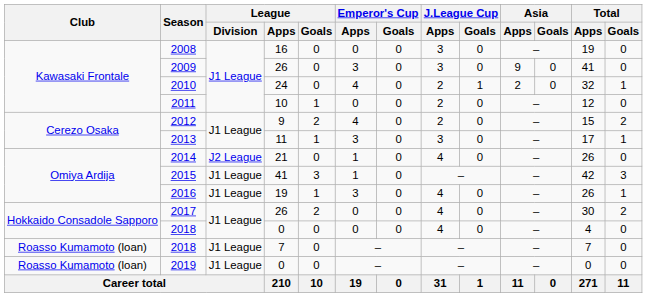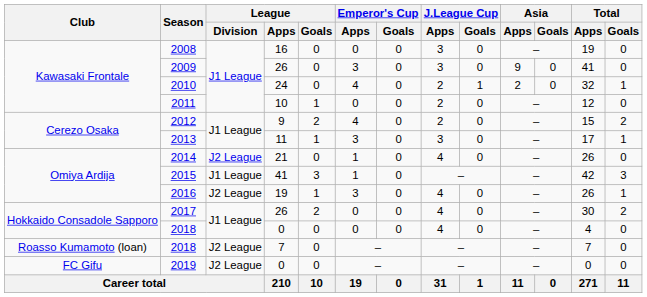(235, 193) J1 League -> (235, 193) J2 League
(235, 247) J1 League -> (235, 247) J2 League
(82, 265) Roasso Kumamoto (loan) -> (82, 265) FC Gifu
(235, 265) J1 League -> (235, 265) J2 League
